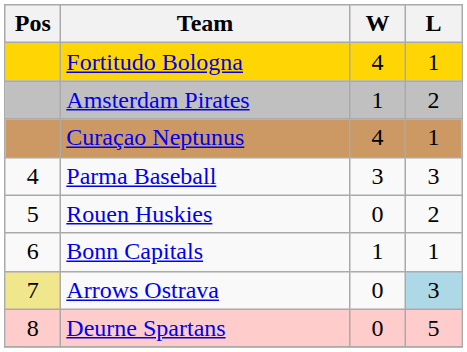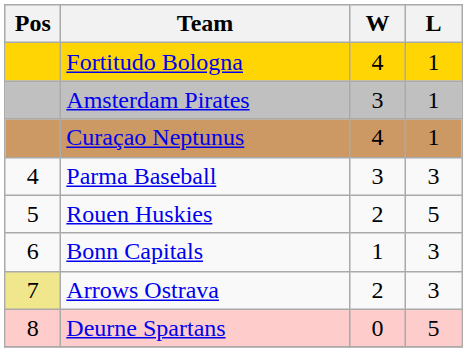(377, 99) 1 -> (377, 99) 3
(433, 99) 2 -> (433, 99) 1
(377, 213) 0 -> (377, 213) 2
(433, 213) 2 -> (433, 213) 5
(433, 251) 1 -> (433, 251) 3
(377, 289) 0 -> (377, 289) 2
(433, 289) lightblue background -> (433, 289) no background
